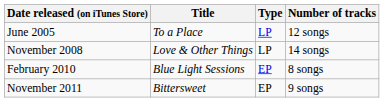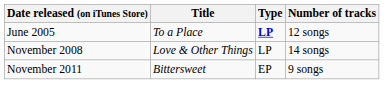(265, 32) normal -> (266, 32) bold
- row: (41, 69)
